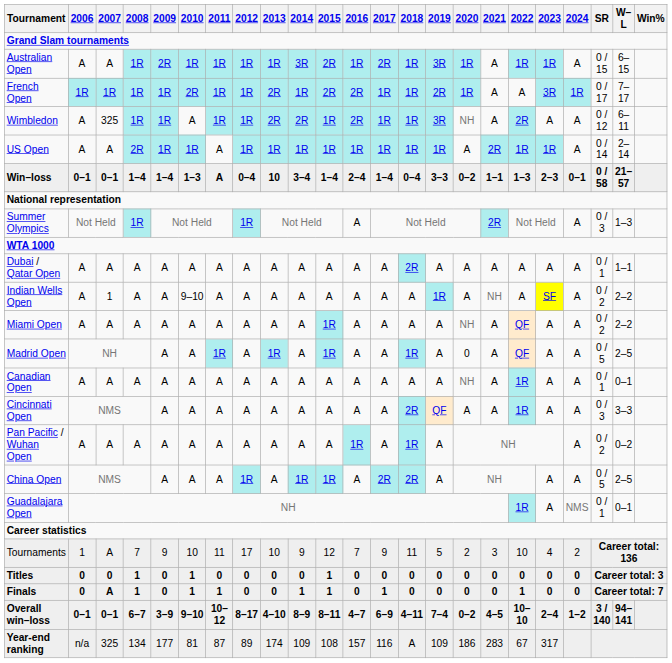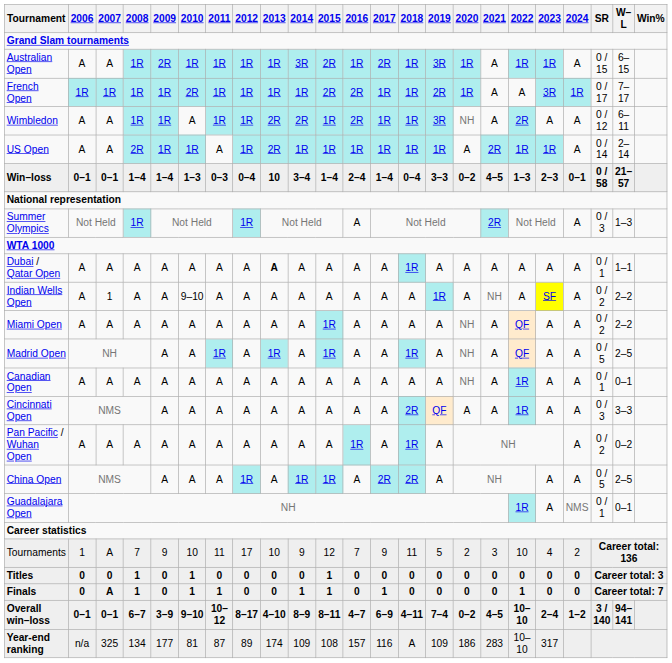(274, 91) 2R -> (274, 91) 1R
(110, 120) 325 -> (110, 120) A
(274, 148) 1R -> (274, 148) 2R
(219, 177) A -> (219, 177) 0–3
(494, 177) 1–1 -> (494, 177) 4–5
(274, 267) normal -> (274, 267) bold
(412, 267) 2R -> (412, 267) 1R
(467, 353) 0 -> (467, 353) NH
(522, 642) 67 -> (522, 642) 10–10
